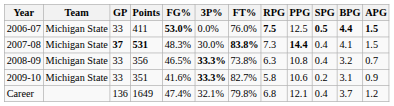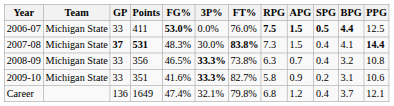columns swapped: (376, 12) <-> (300, 12)
